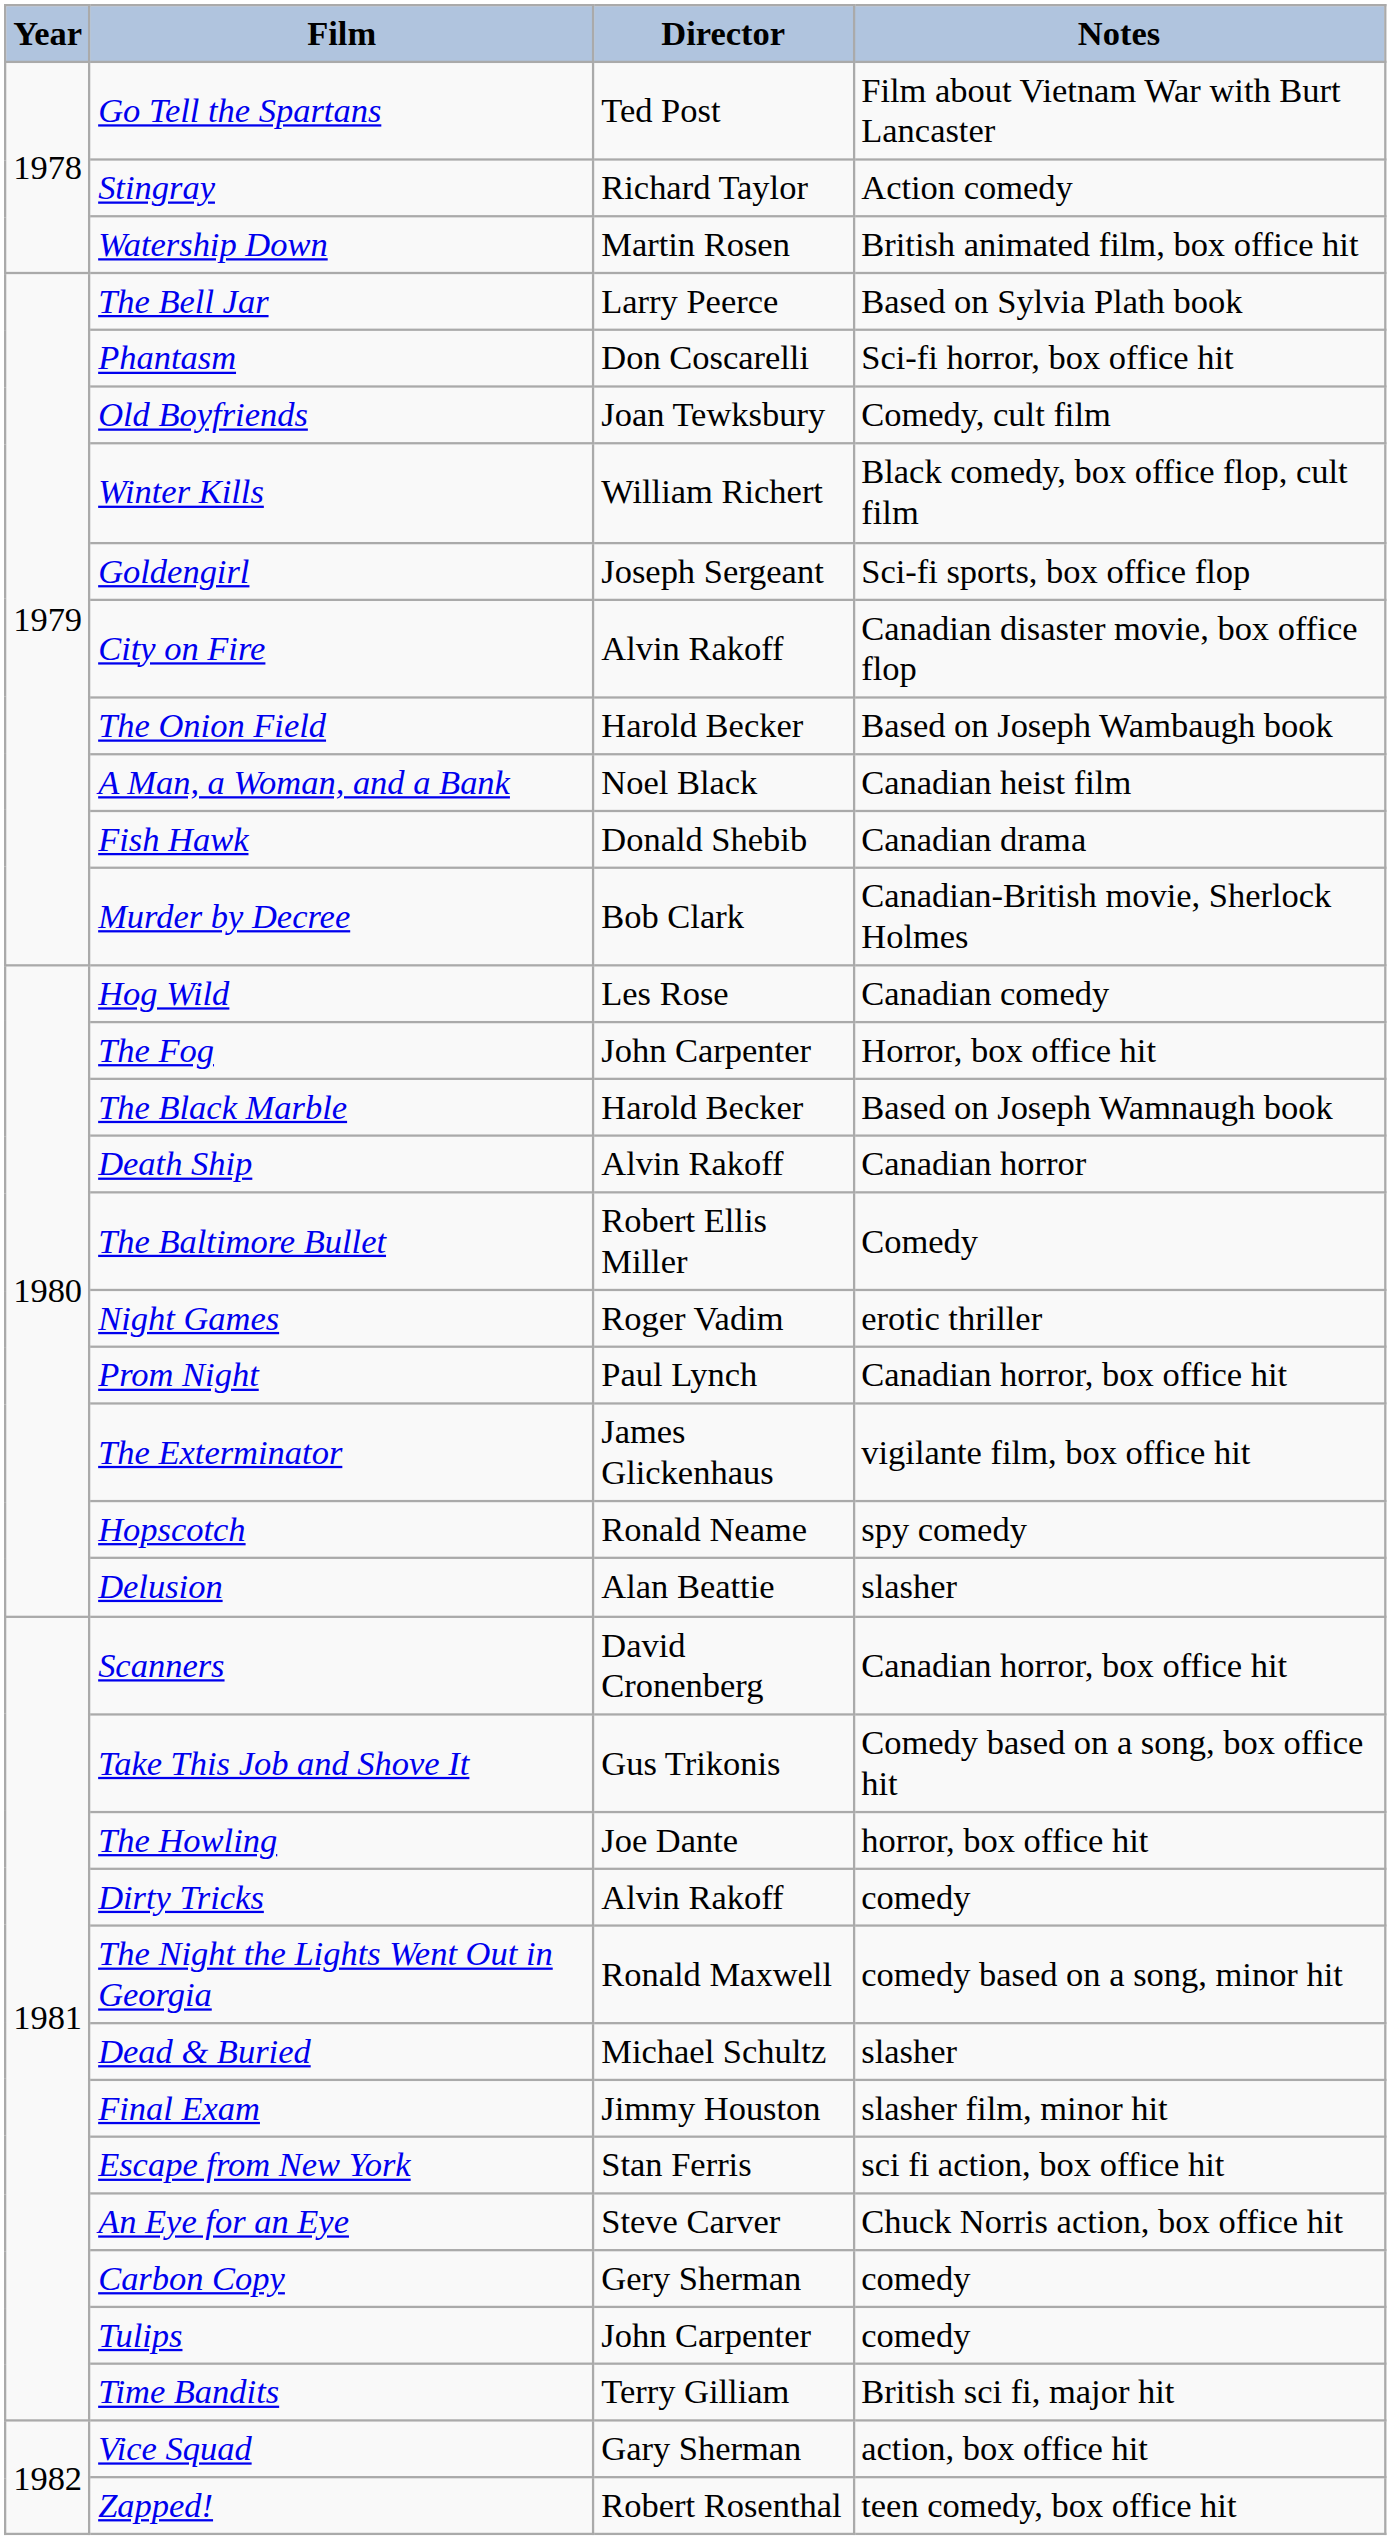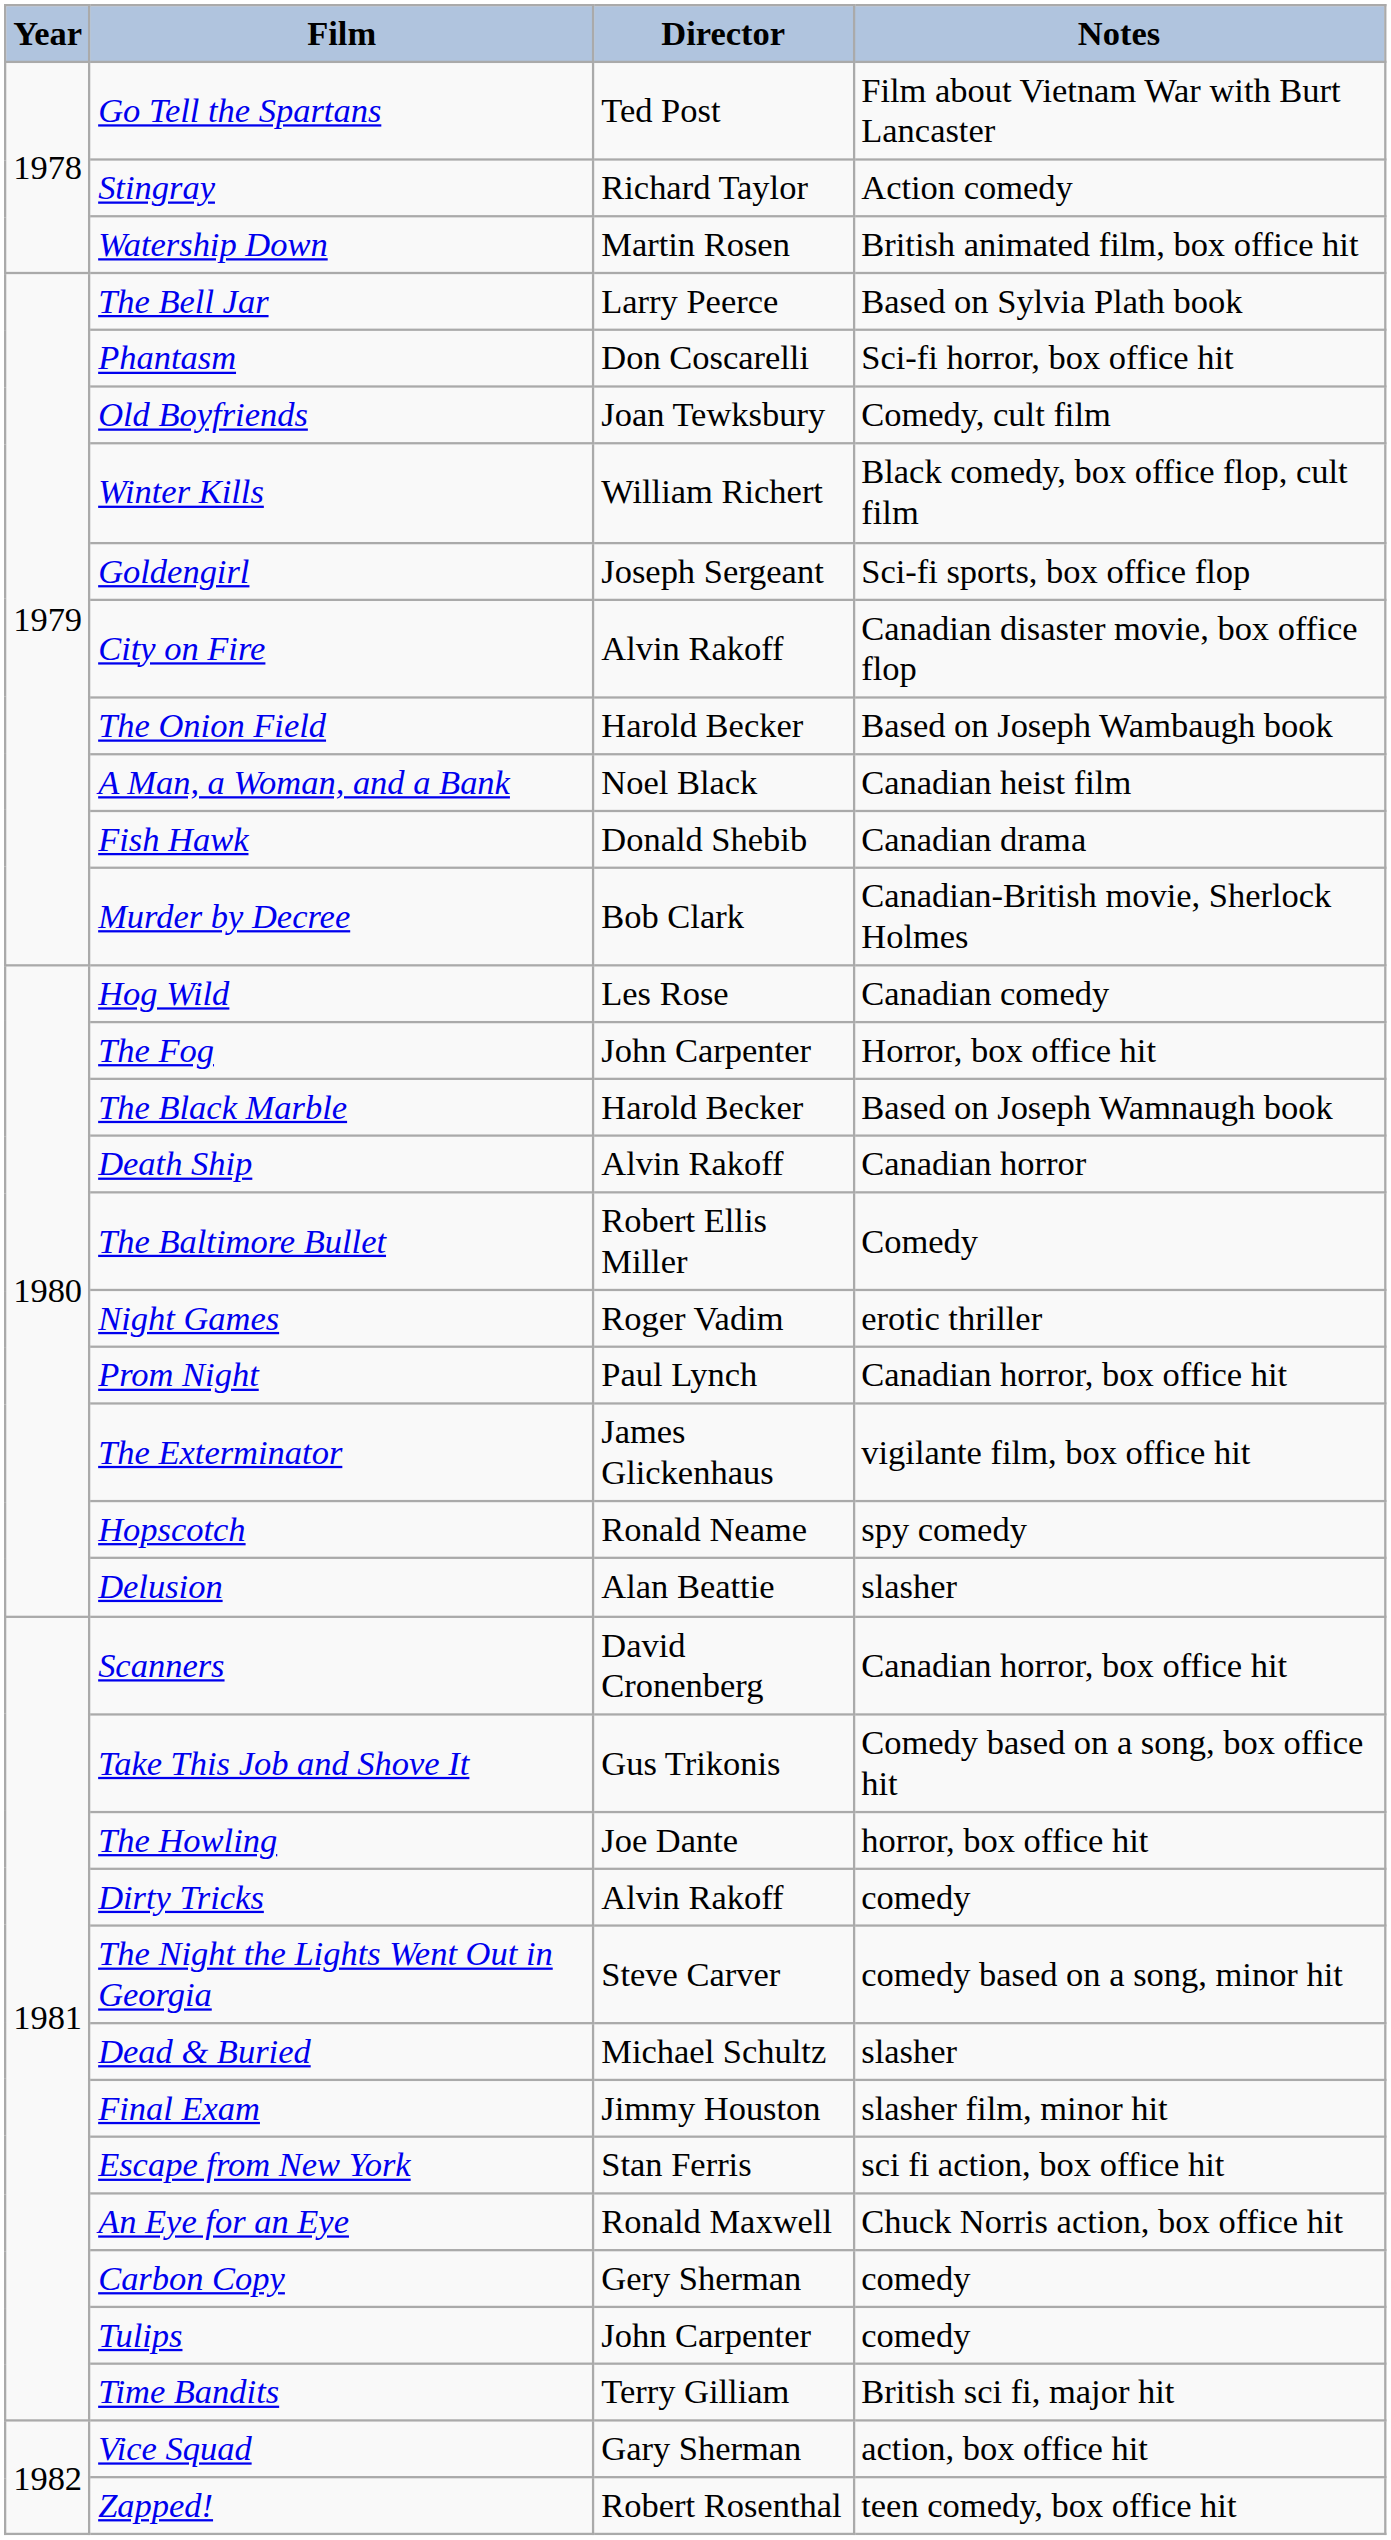(717, 1973) Ronald Maxwell -> (691, 1973) Steve Carver
(691, 2221) Steve Carver -> (717, 2221) Ronald Maxwell
